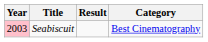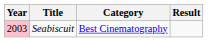columns swapped: (156, 12) <-> (93, 12)
